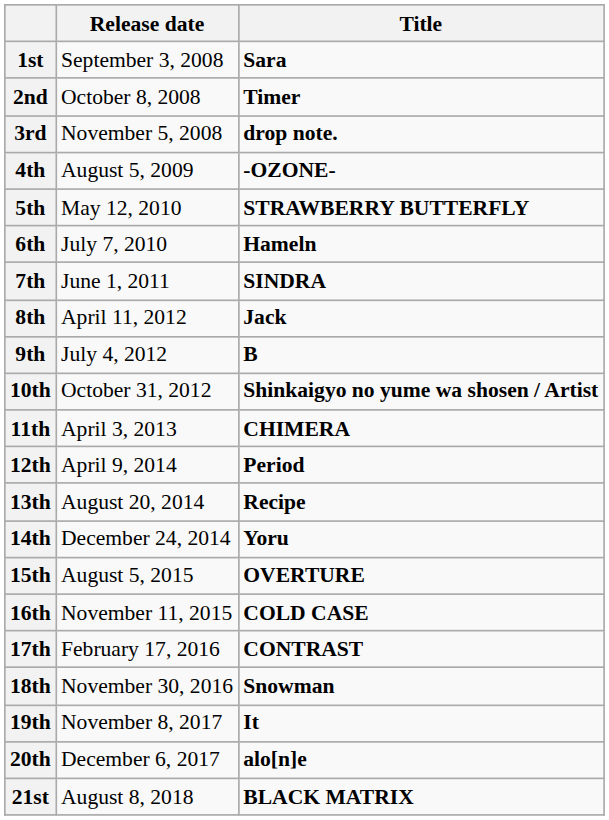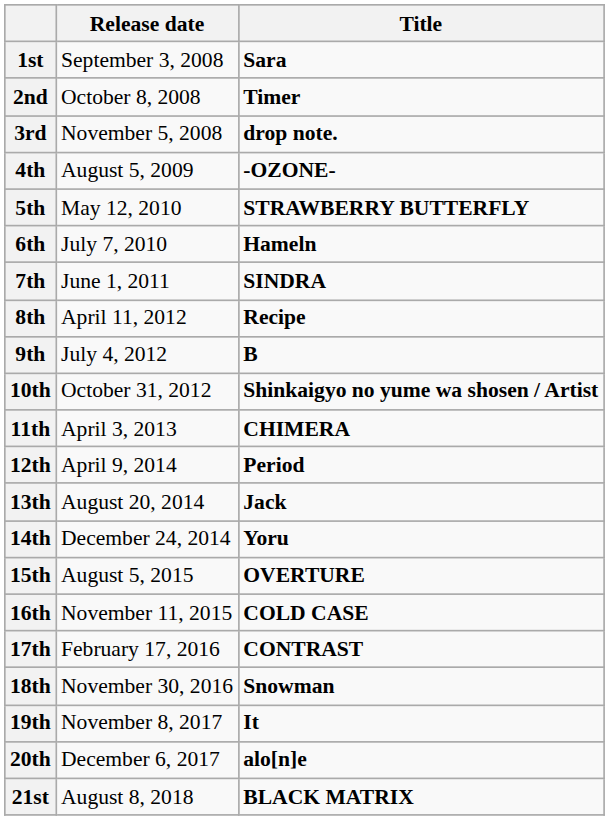(265, 317) Jack -> (274, 317) Recipe
(274, 501) Recipe -> (265, 501) Jack
